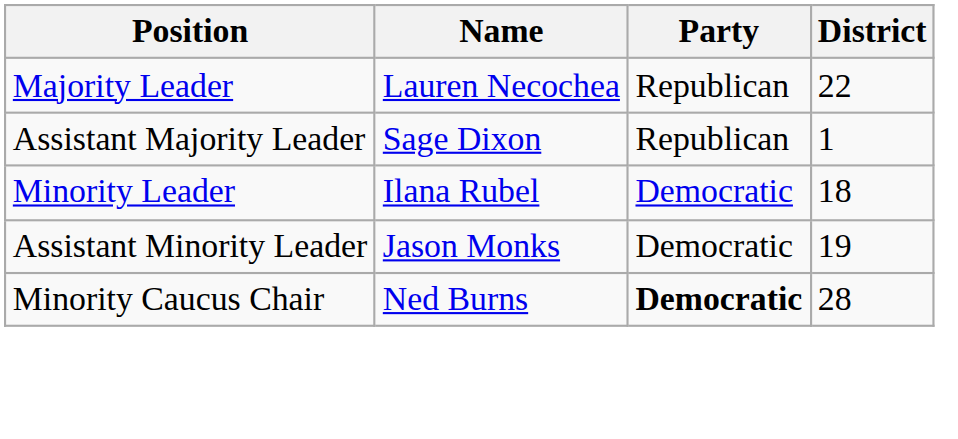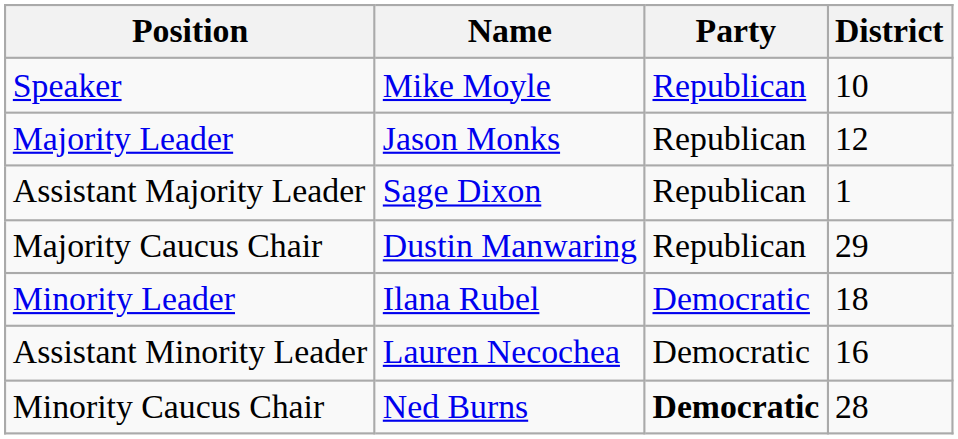+ row: (67, 84)
(501, 84) Lauren Necochea -> (471, 138) Jason Monks
(835, 84) 22 -> (852, 138) 12
+ row: (168, 245)
(471, 245) Jason Monks -> (501, 352) Lauren Necochea
(835, 245) 19 -> (852, 352) 16
